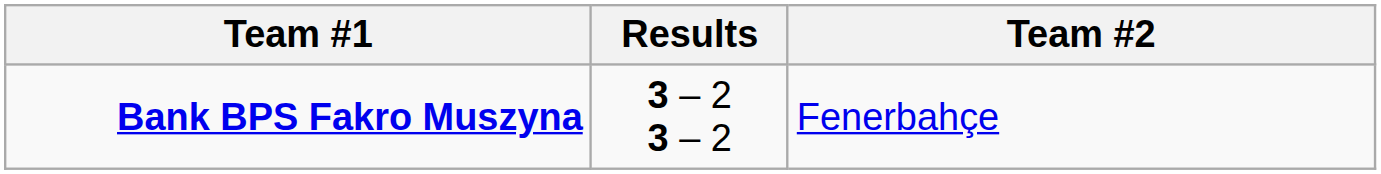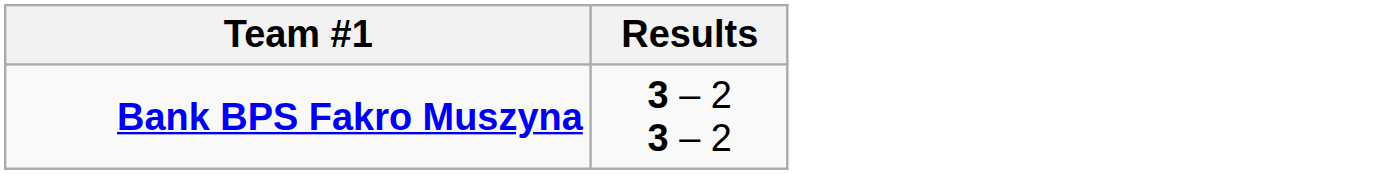- column: (1081, 34)
